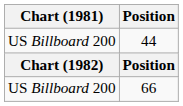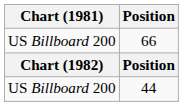rows swapped: (149, 88) <-> (149, 40)
